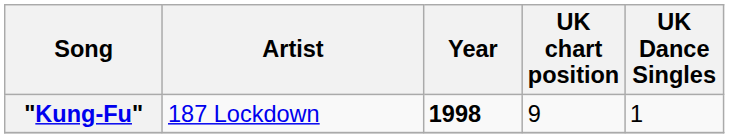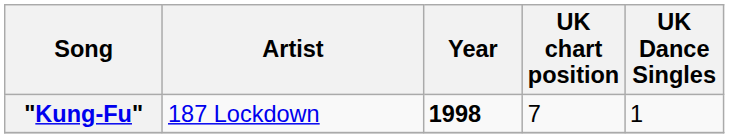(534, 113) 9 -> (534, 113) 7
